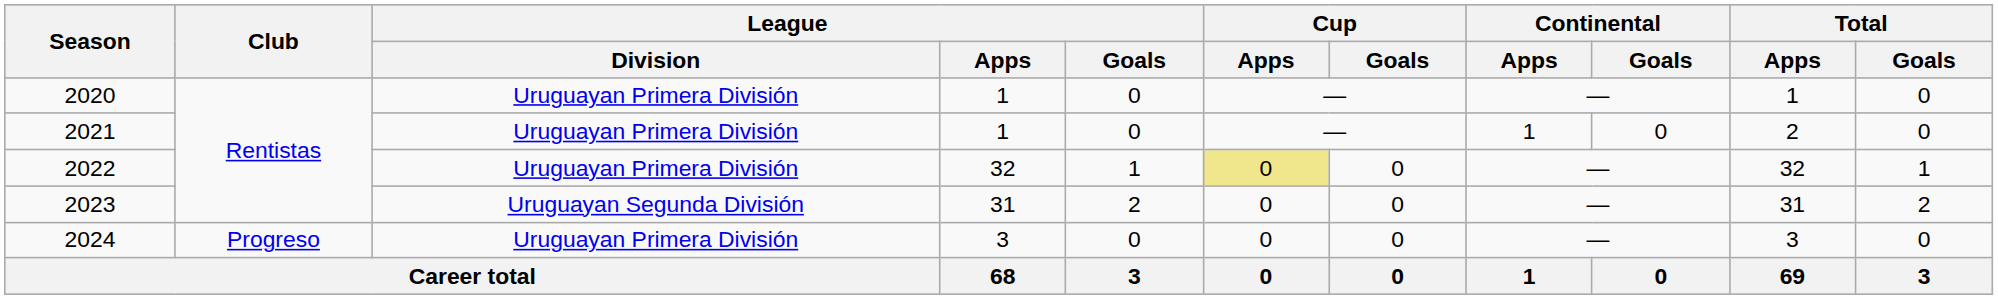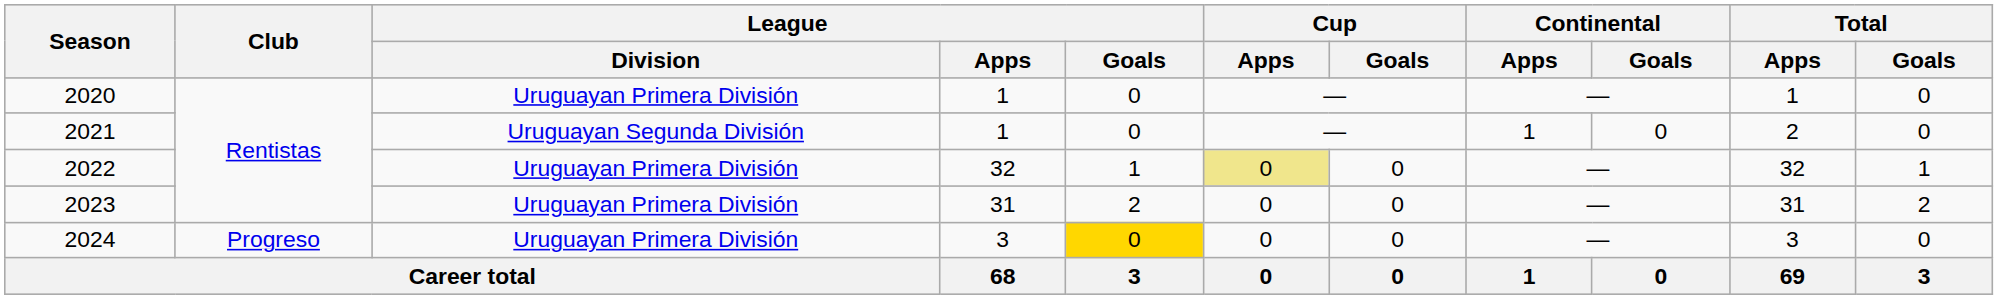(656, 132) Uruguayan Primera División -> (656, 132) Uruguayan Segunda División
(656, 204) Uruguayan Segunda División -> (656, 204) Uruguayan Primera División
(1134, 240) no background -> (1134, 240) gold background
